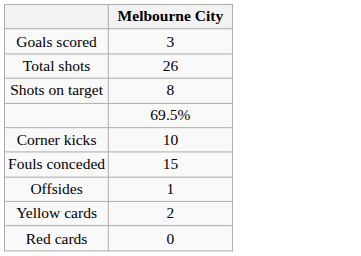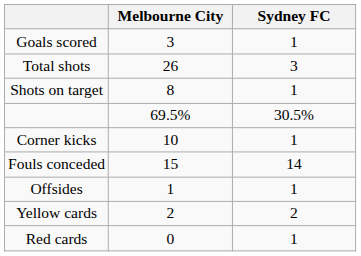+ column: (294, 16)
